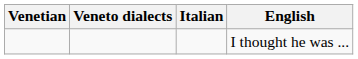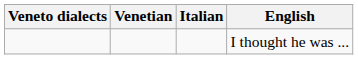columns swapped: (37, 16) <-> (123, 16)
